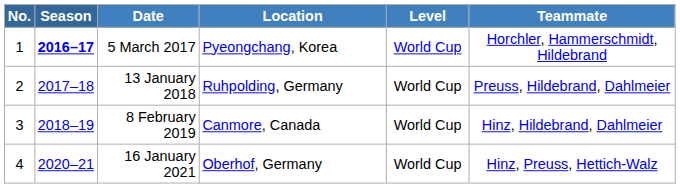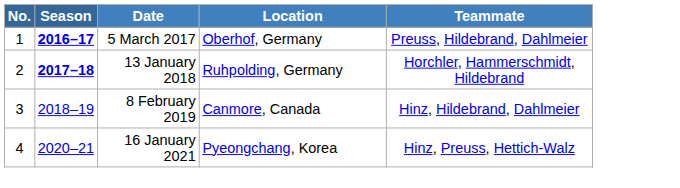- column: (428, 16)
(270, 47) Pyeongchang, Korea -> (262, 39) Oberhof, Germany
(572, 47) Horchler, Hammerschmidt, Hildebrand -> (489, 39) Preuss, Hildebrand, Dahlmeier
(66, 86) normal -> (66, 70) bold
(572, 86) Preuss, Hildebrand, Dahlmeier -> (489, 70) Horchler, Hammerschmidt, Hildebrand
(262, 164) Oberhof, Germany -> (270, 148) Pyeongchang, Korea
